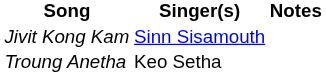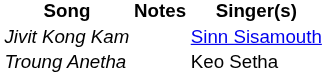columns swapped: (200, 10) <-> (296, 10)
